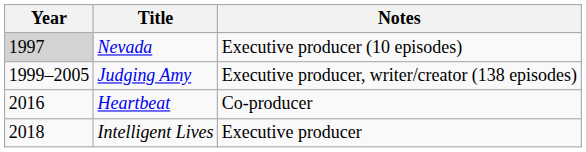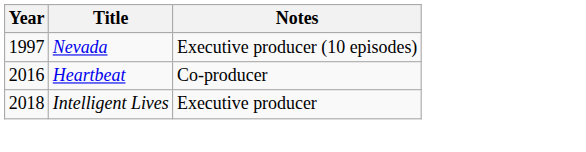(27, 47) lightgrey background -> (27, 47) no background
- row: (144, 75)
